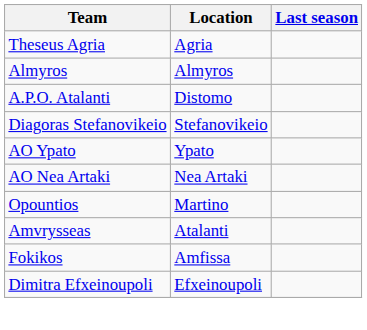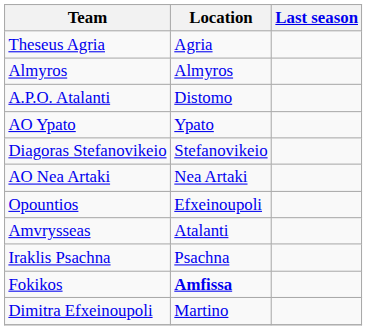rows swapped: (87, 124) <-> (42, 151)
(201, 204) Martino -> (218, 204) Efxeinoupoli
+ row: (59, 257)
(202, 257) normal -> (203, 284) bold
(218, 284) Efxeinoupoli -> (201, 310) Martino
